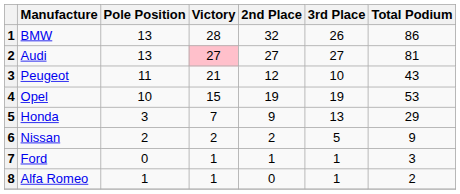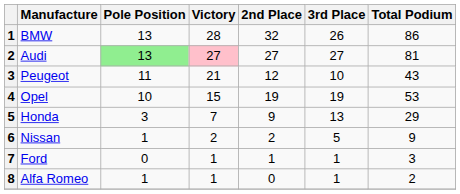(145, 55) no background -> (145, 55) lightgreen background
(145, 138) 2 -> (145, 138) 1
